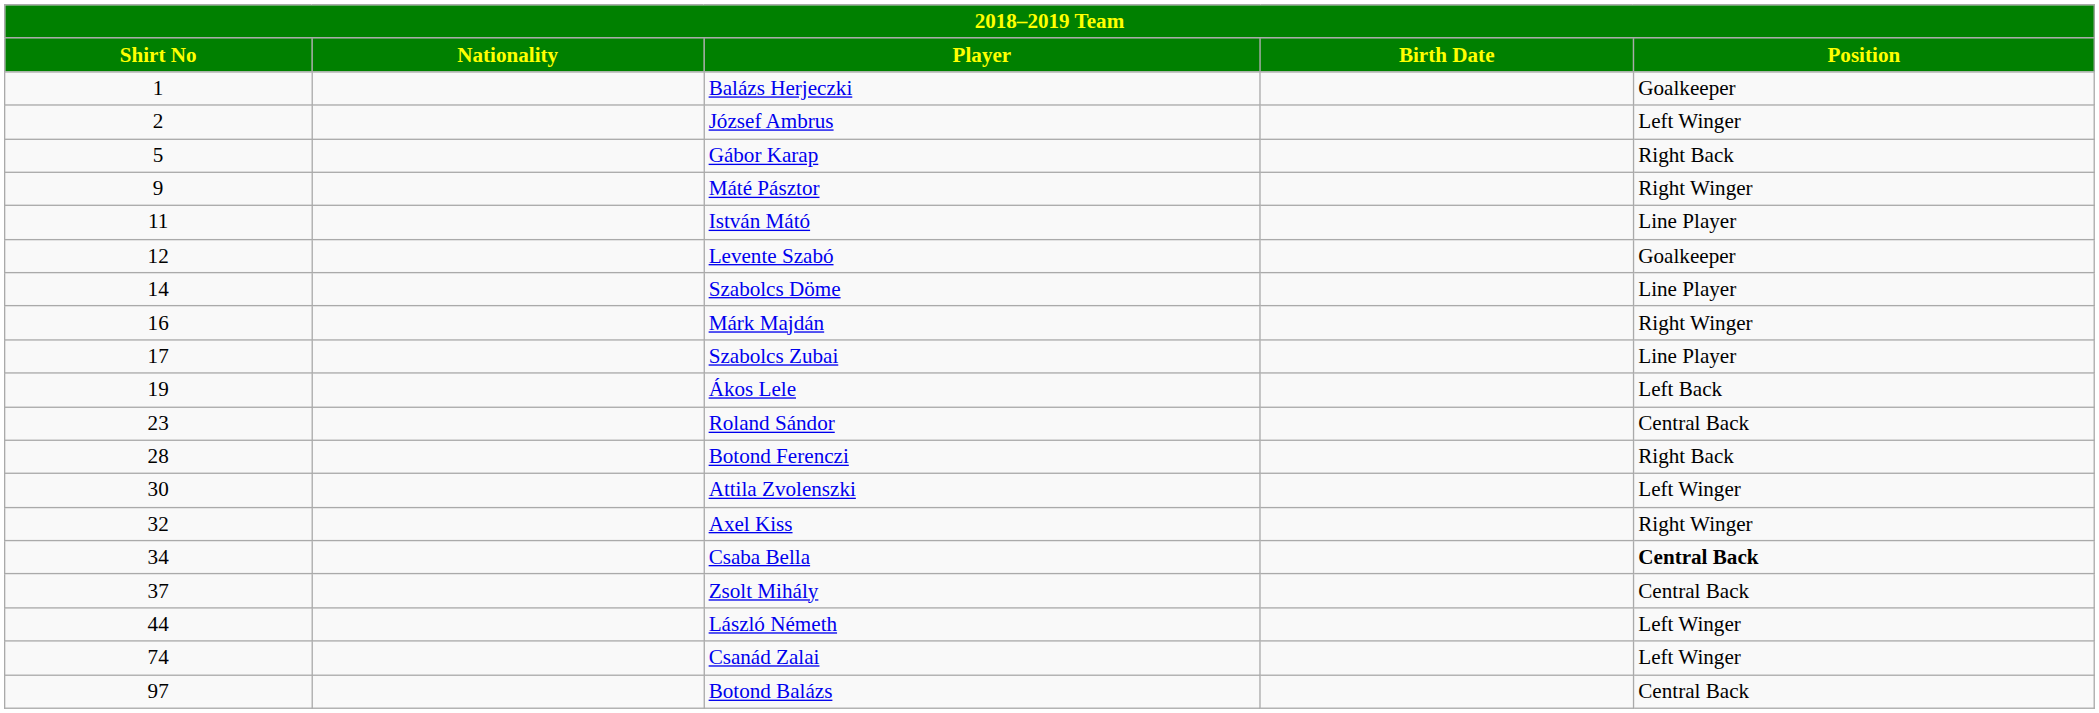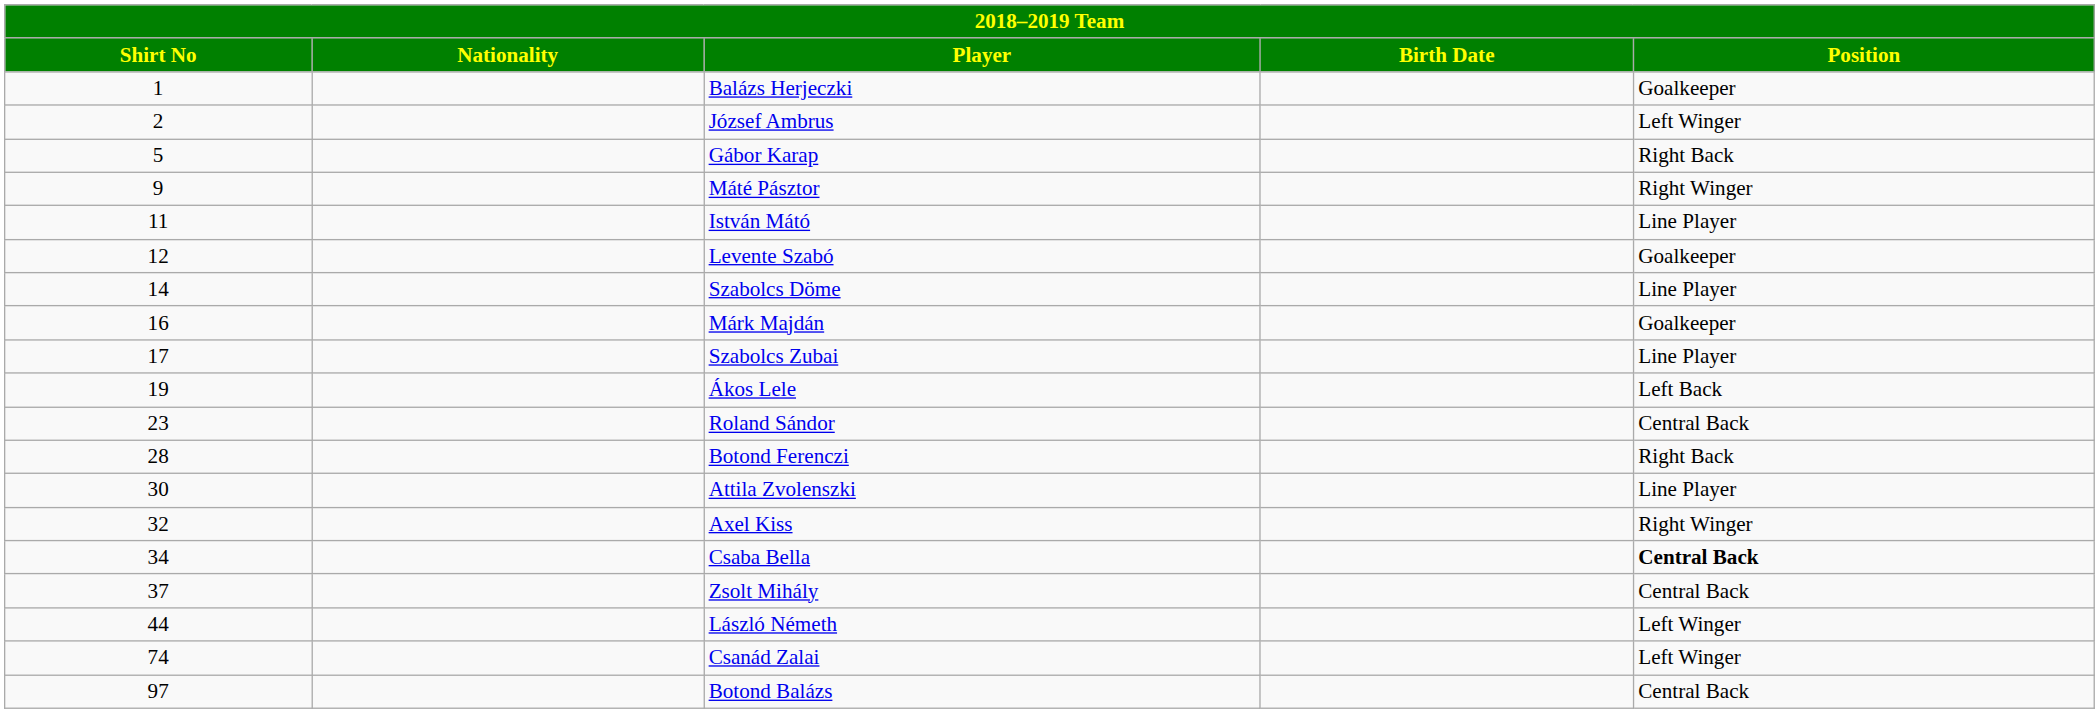(1695, 322) Right Winger -> (1687, 322) Goalkeeper
(1690, 490) Left Winger -> (1687, 490) Line Player
